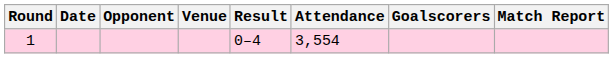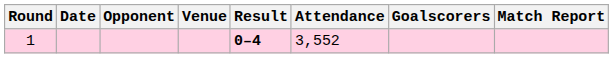(247, 41) normal -> (247, 41) bold
(317, 41) 3,554 -> (317, 41) 3,552
